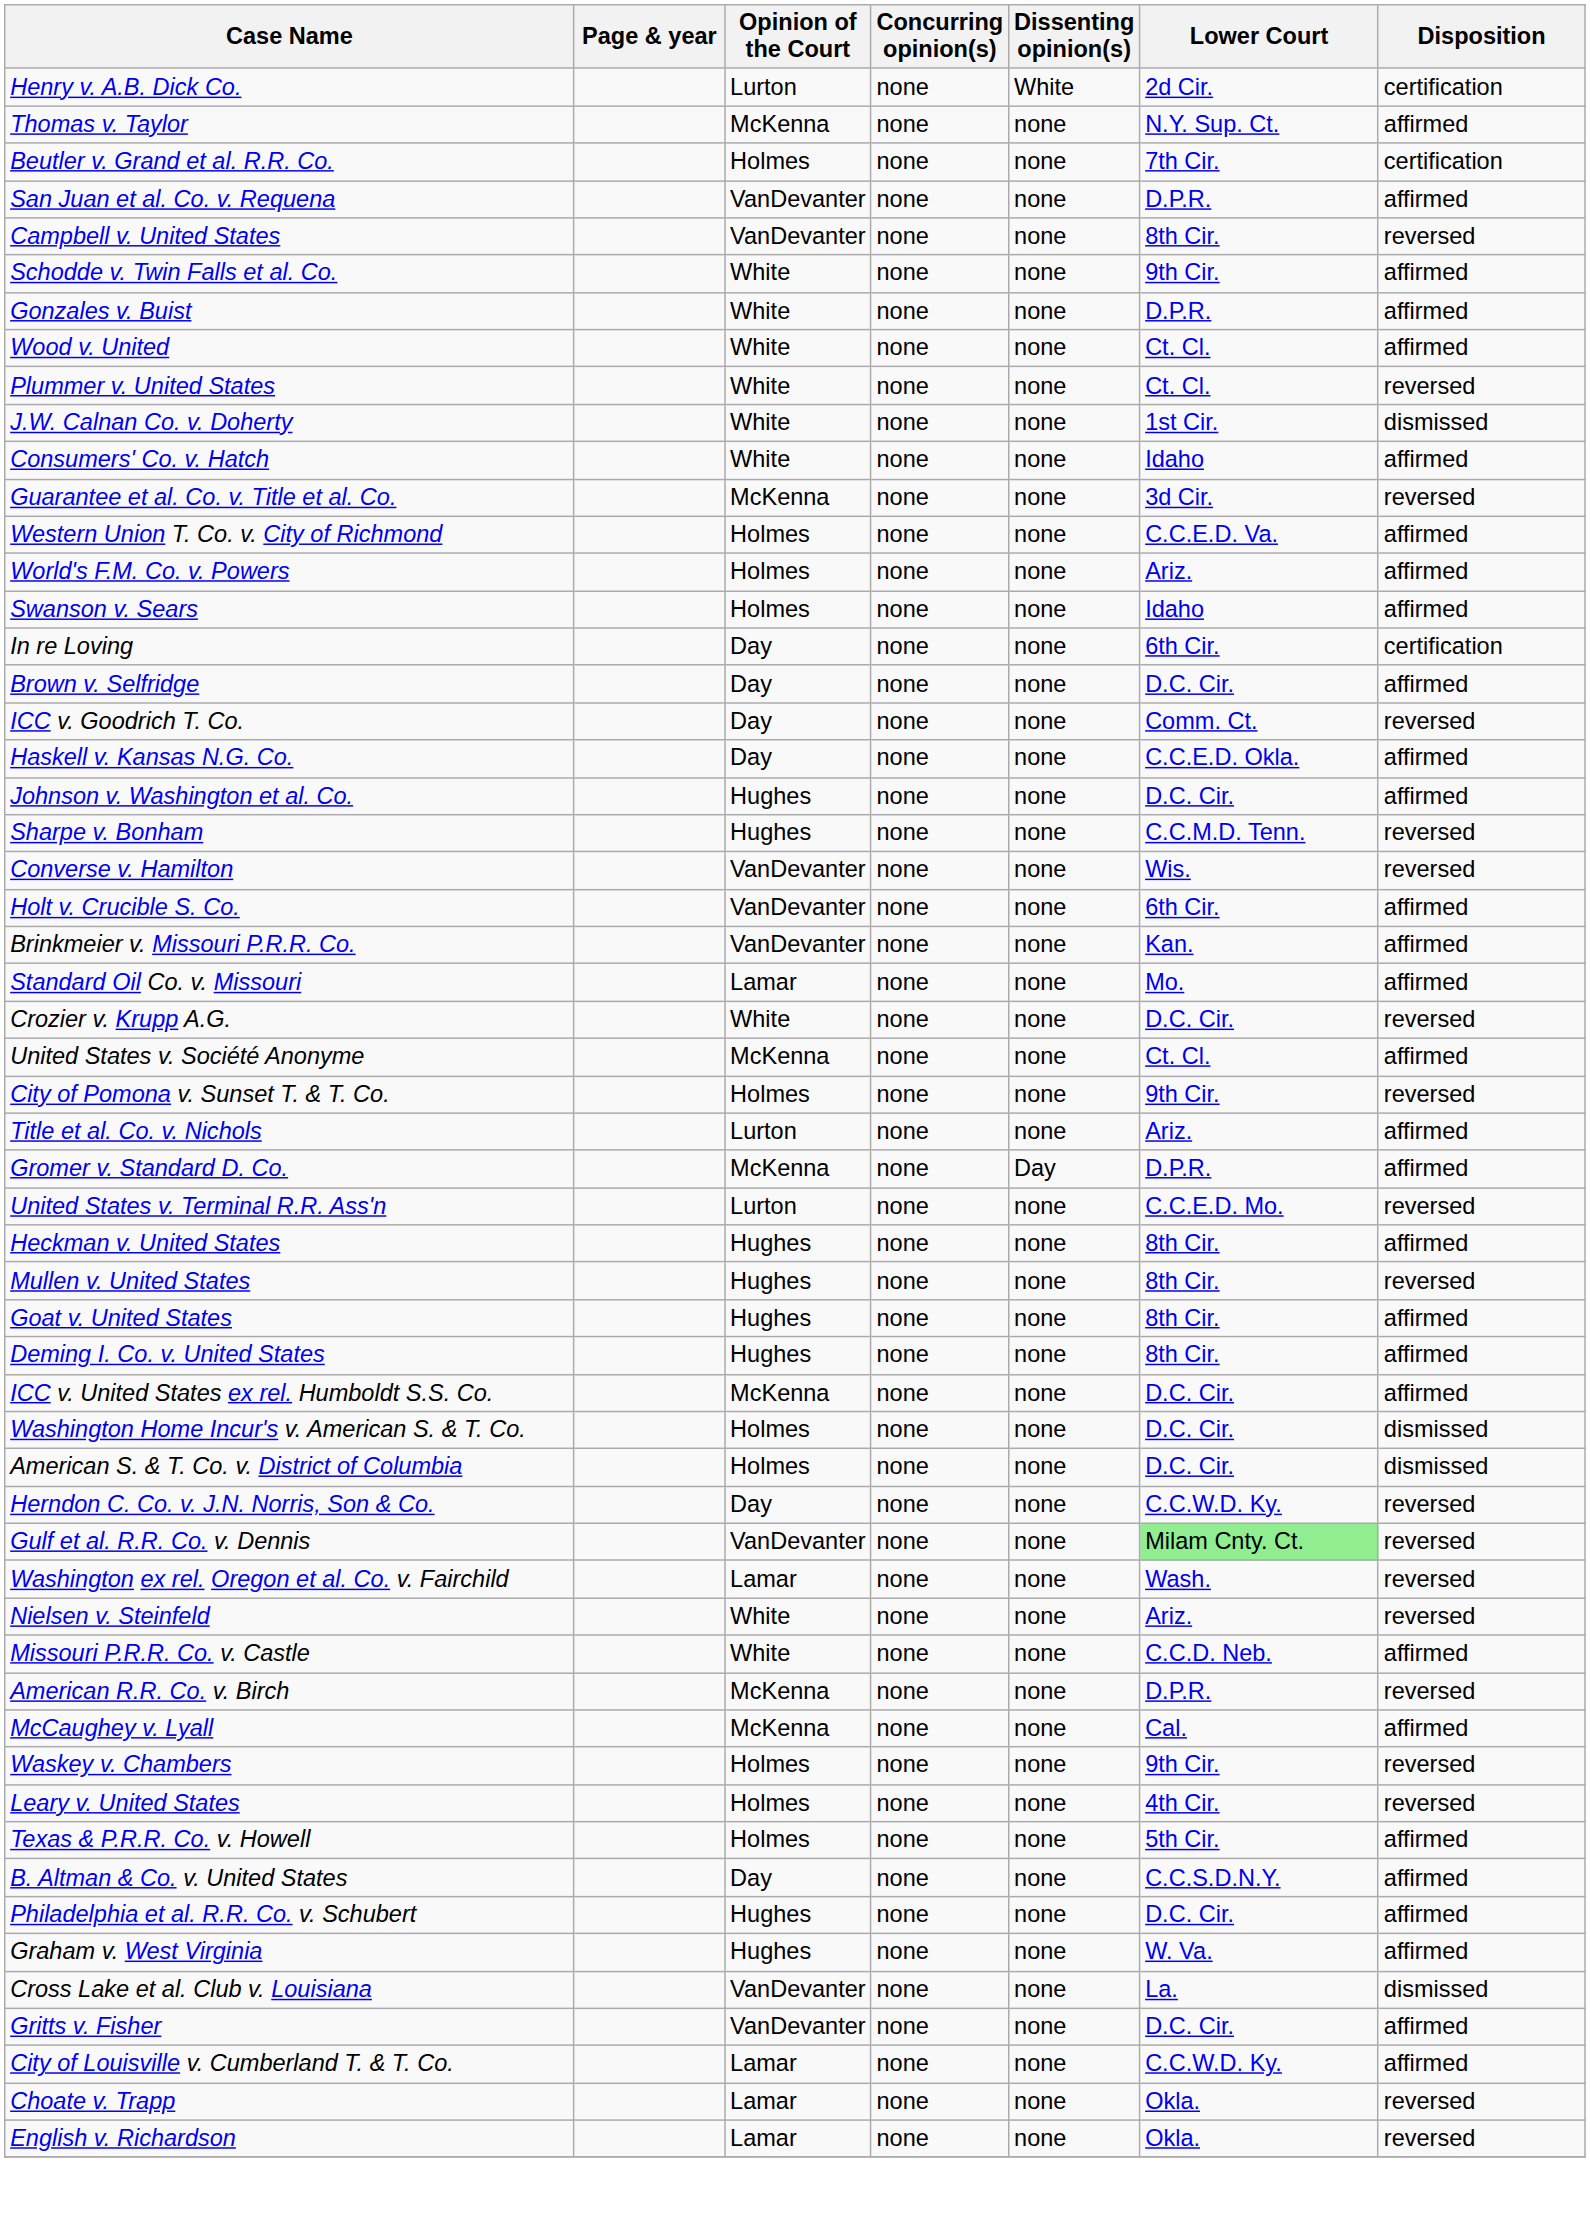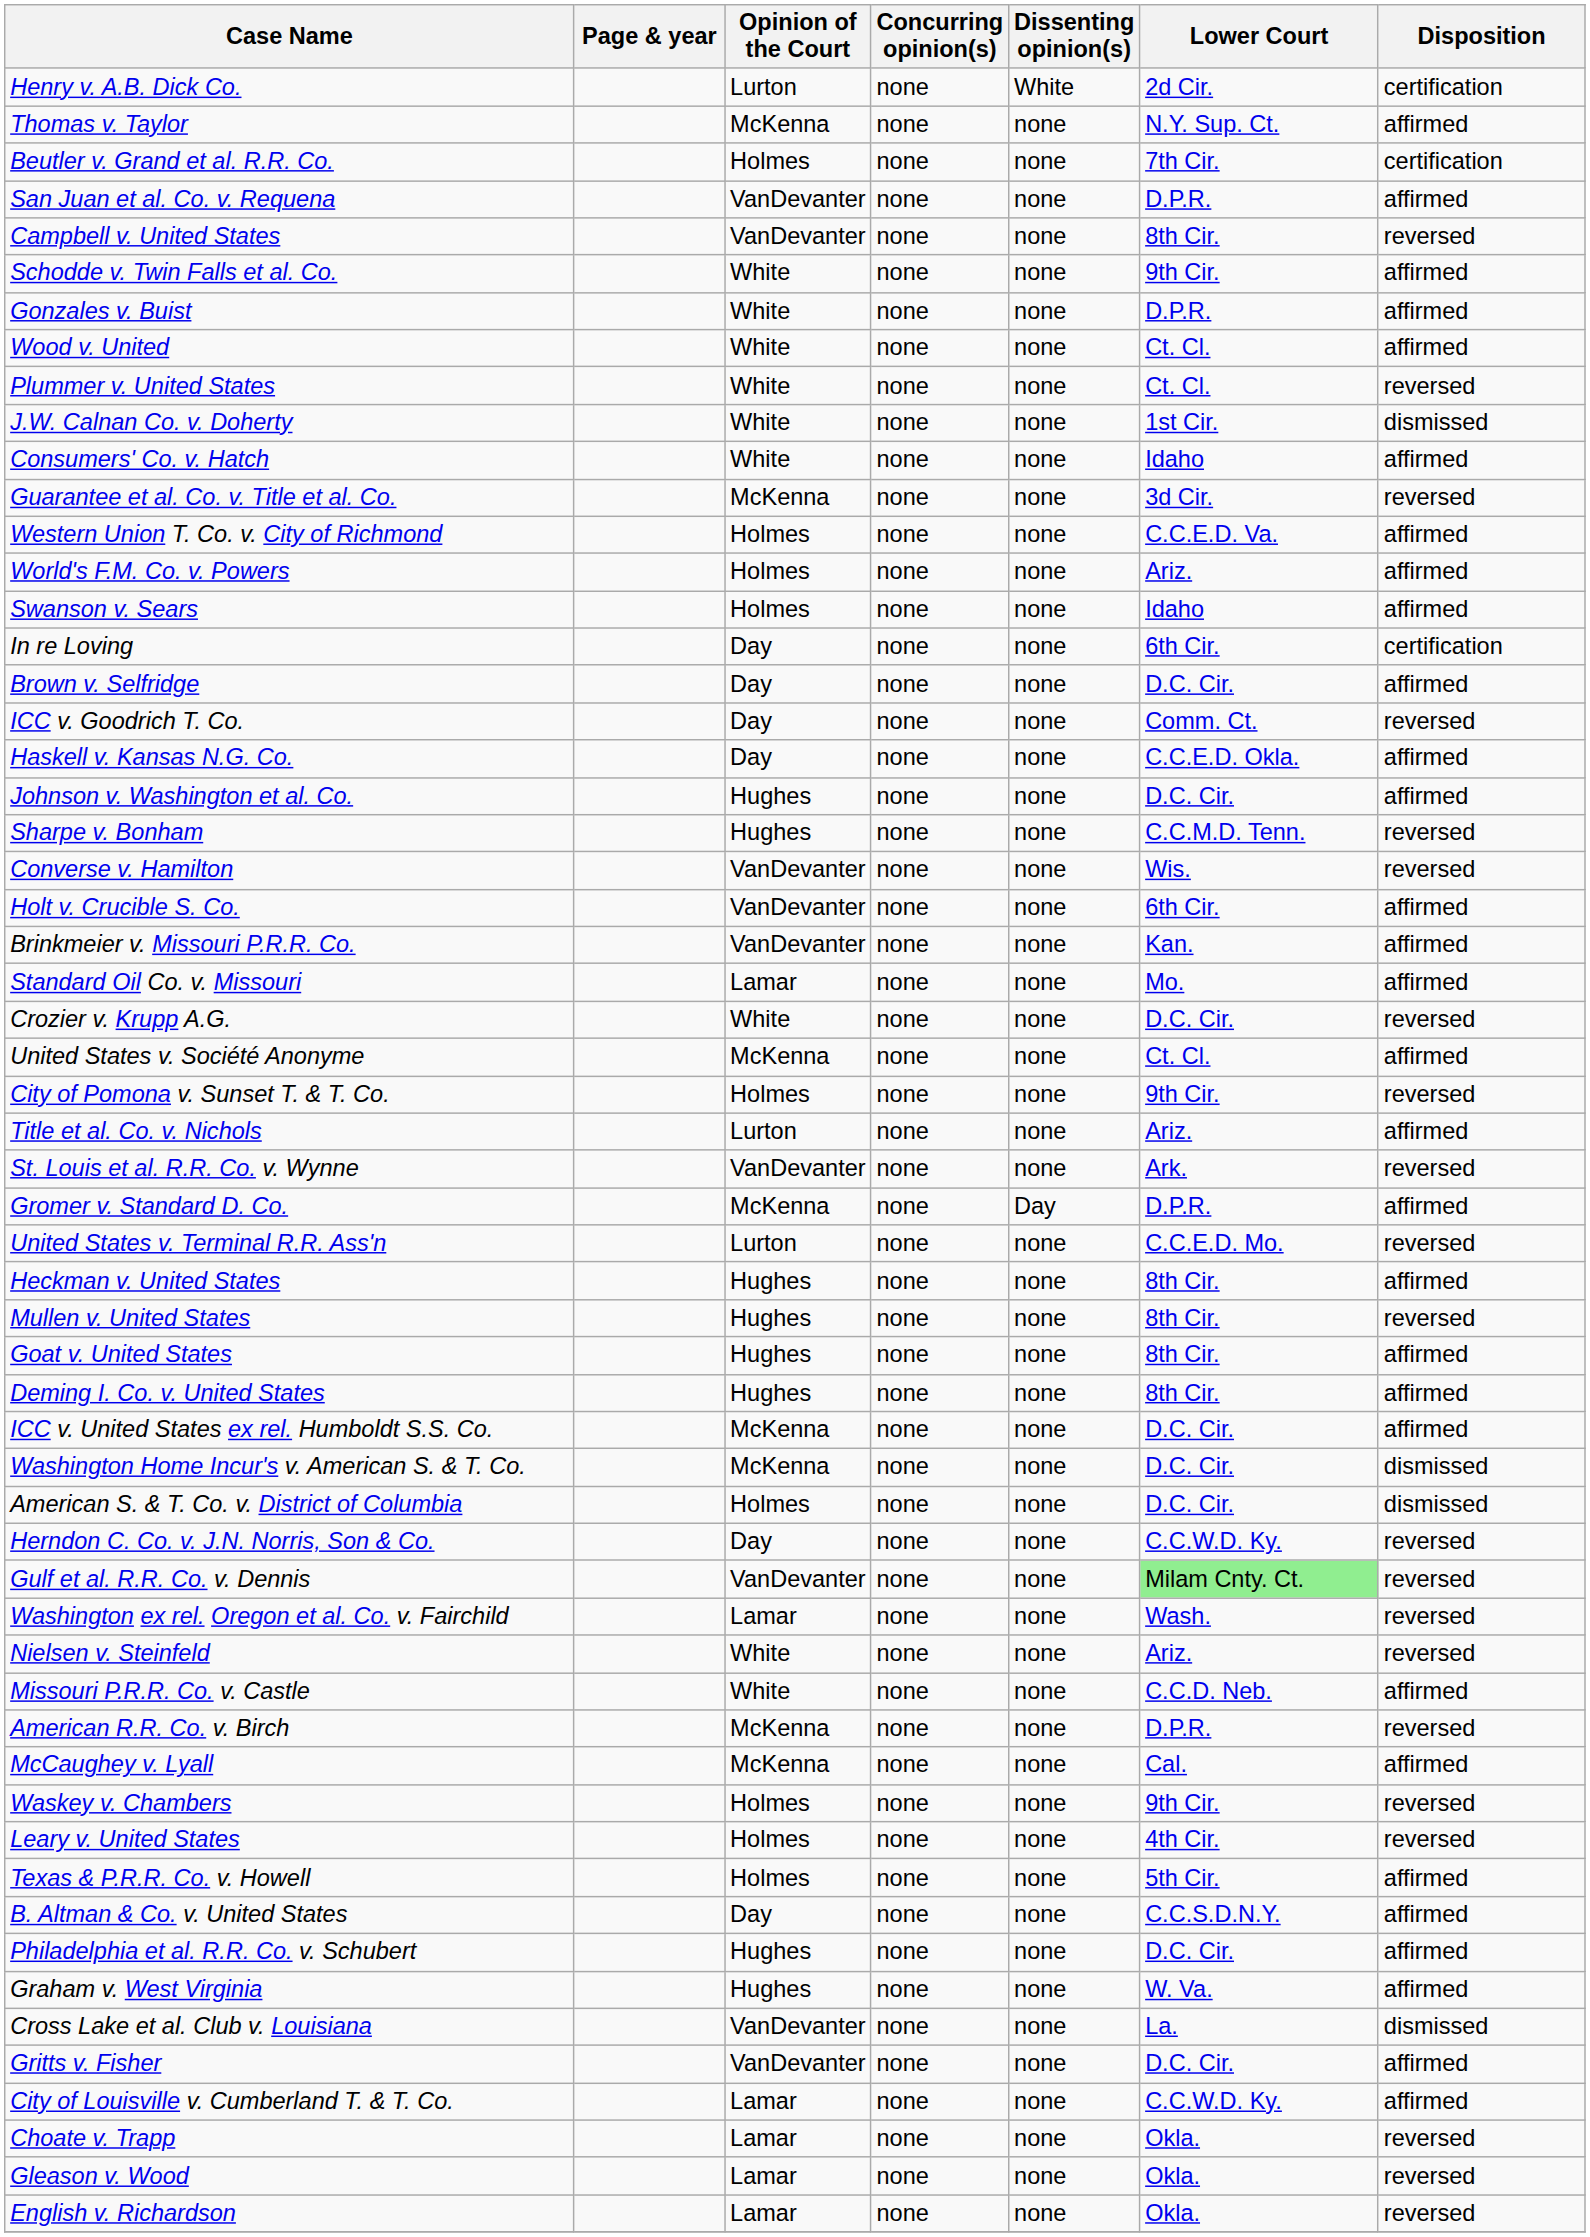+ row: (184, 1168)
(770, 1429) Holmes -> (780, 1467) McKenna
+ row: (99, 2175)
